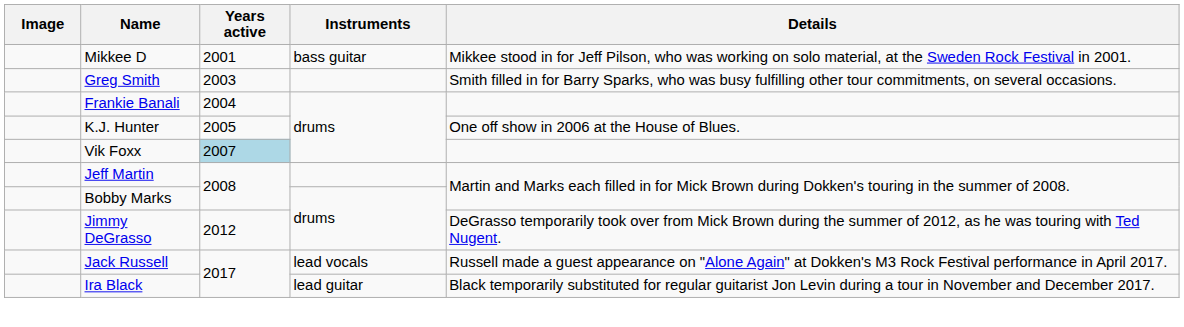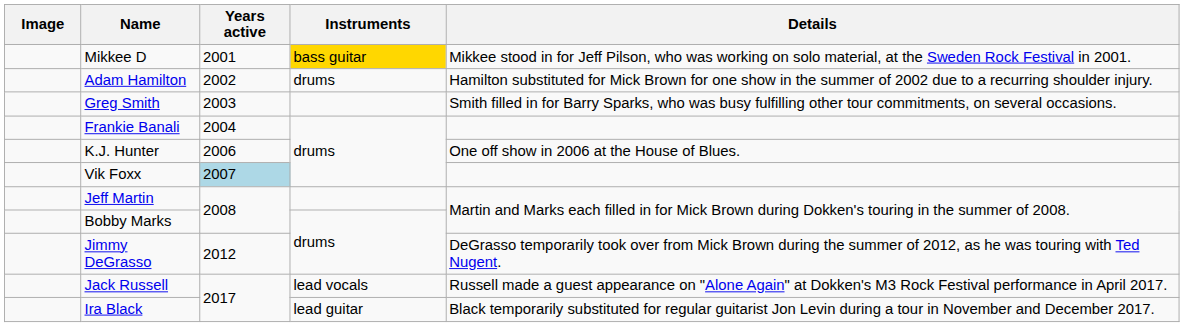(330, 56) no background -> (330, 56) gold background
+ row: (135, 80)
(220, 127) 2005 -> (220, 151) 2006
